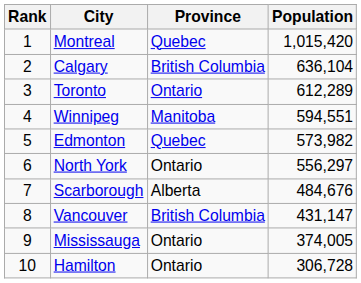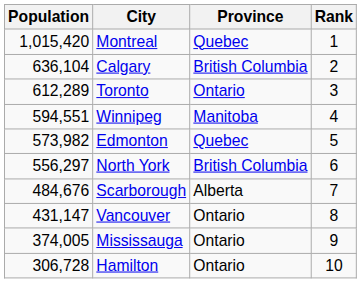columns swapped: (27, 16) <-> (313, 16)
(176, 166) Ontario -> (250, 166) British Columbia
(208, 215) British Columbia -> (219, 215) Ontario
